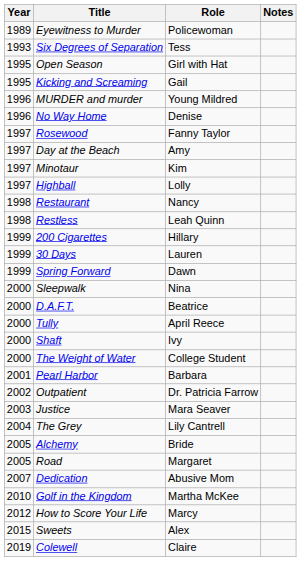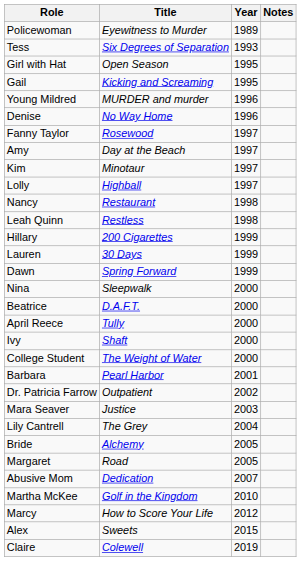columns swapped: (19, 13) <-> (213, 13)
